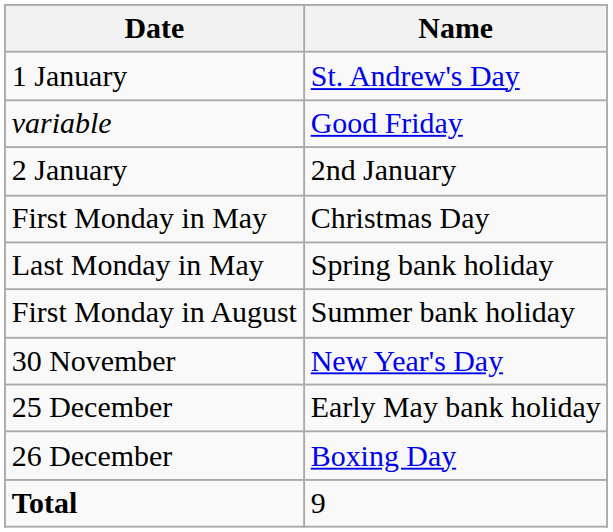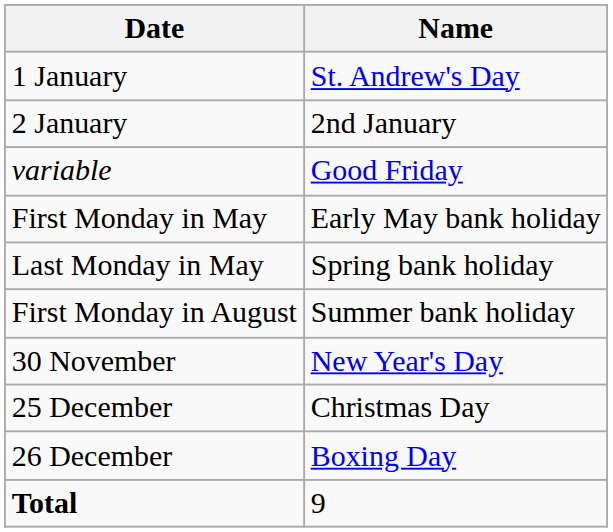rows swapped: (70, 170) <-> (62, 123)
(400, 218) Christmas Day -> (456, 218) Early May bank holiday
(456, 407) Early May bank holiday -> (400, 407) Christmas Day
